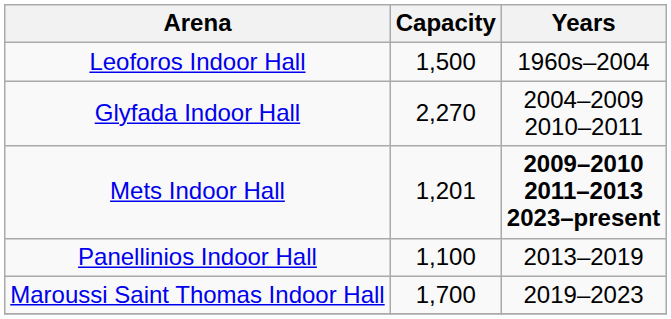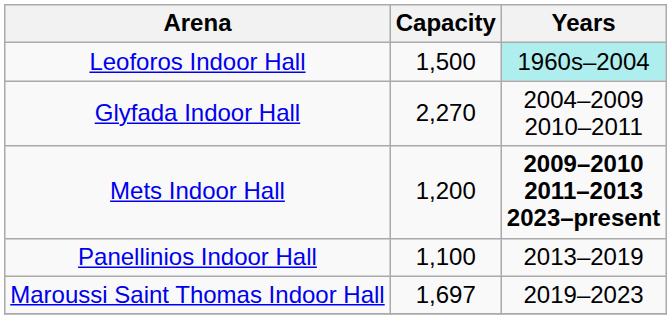(584, 61) no background -> (584, 61) paleturquoise background
(446, 191) 1,201 -> (446, 191) 1,200
(446, 294) 1,700 -> (446, 294) 1,697
